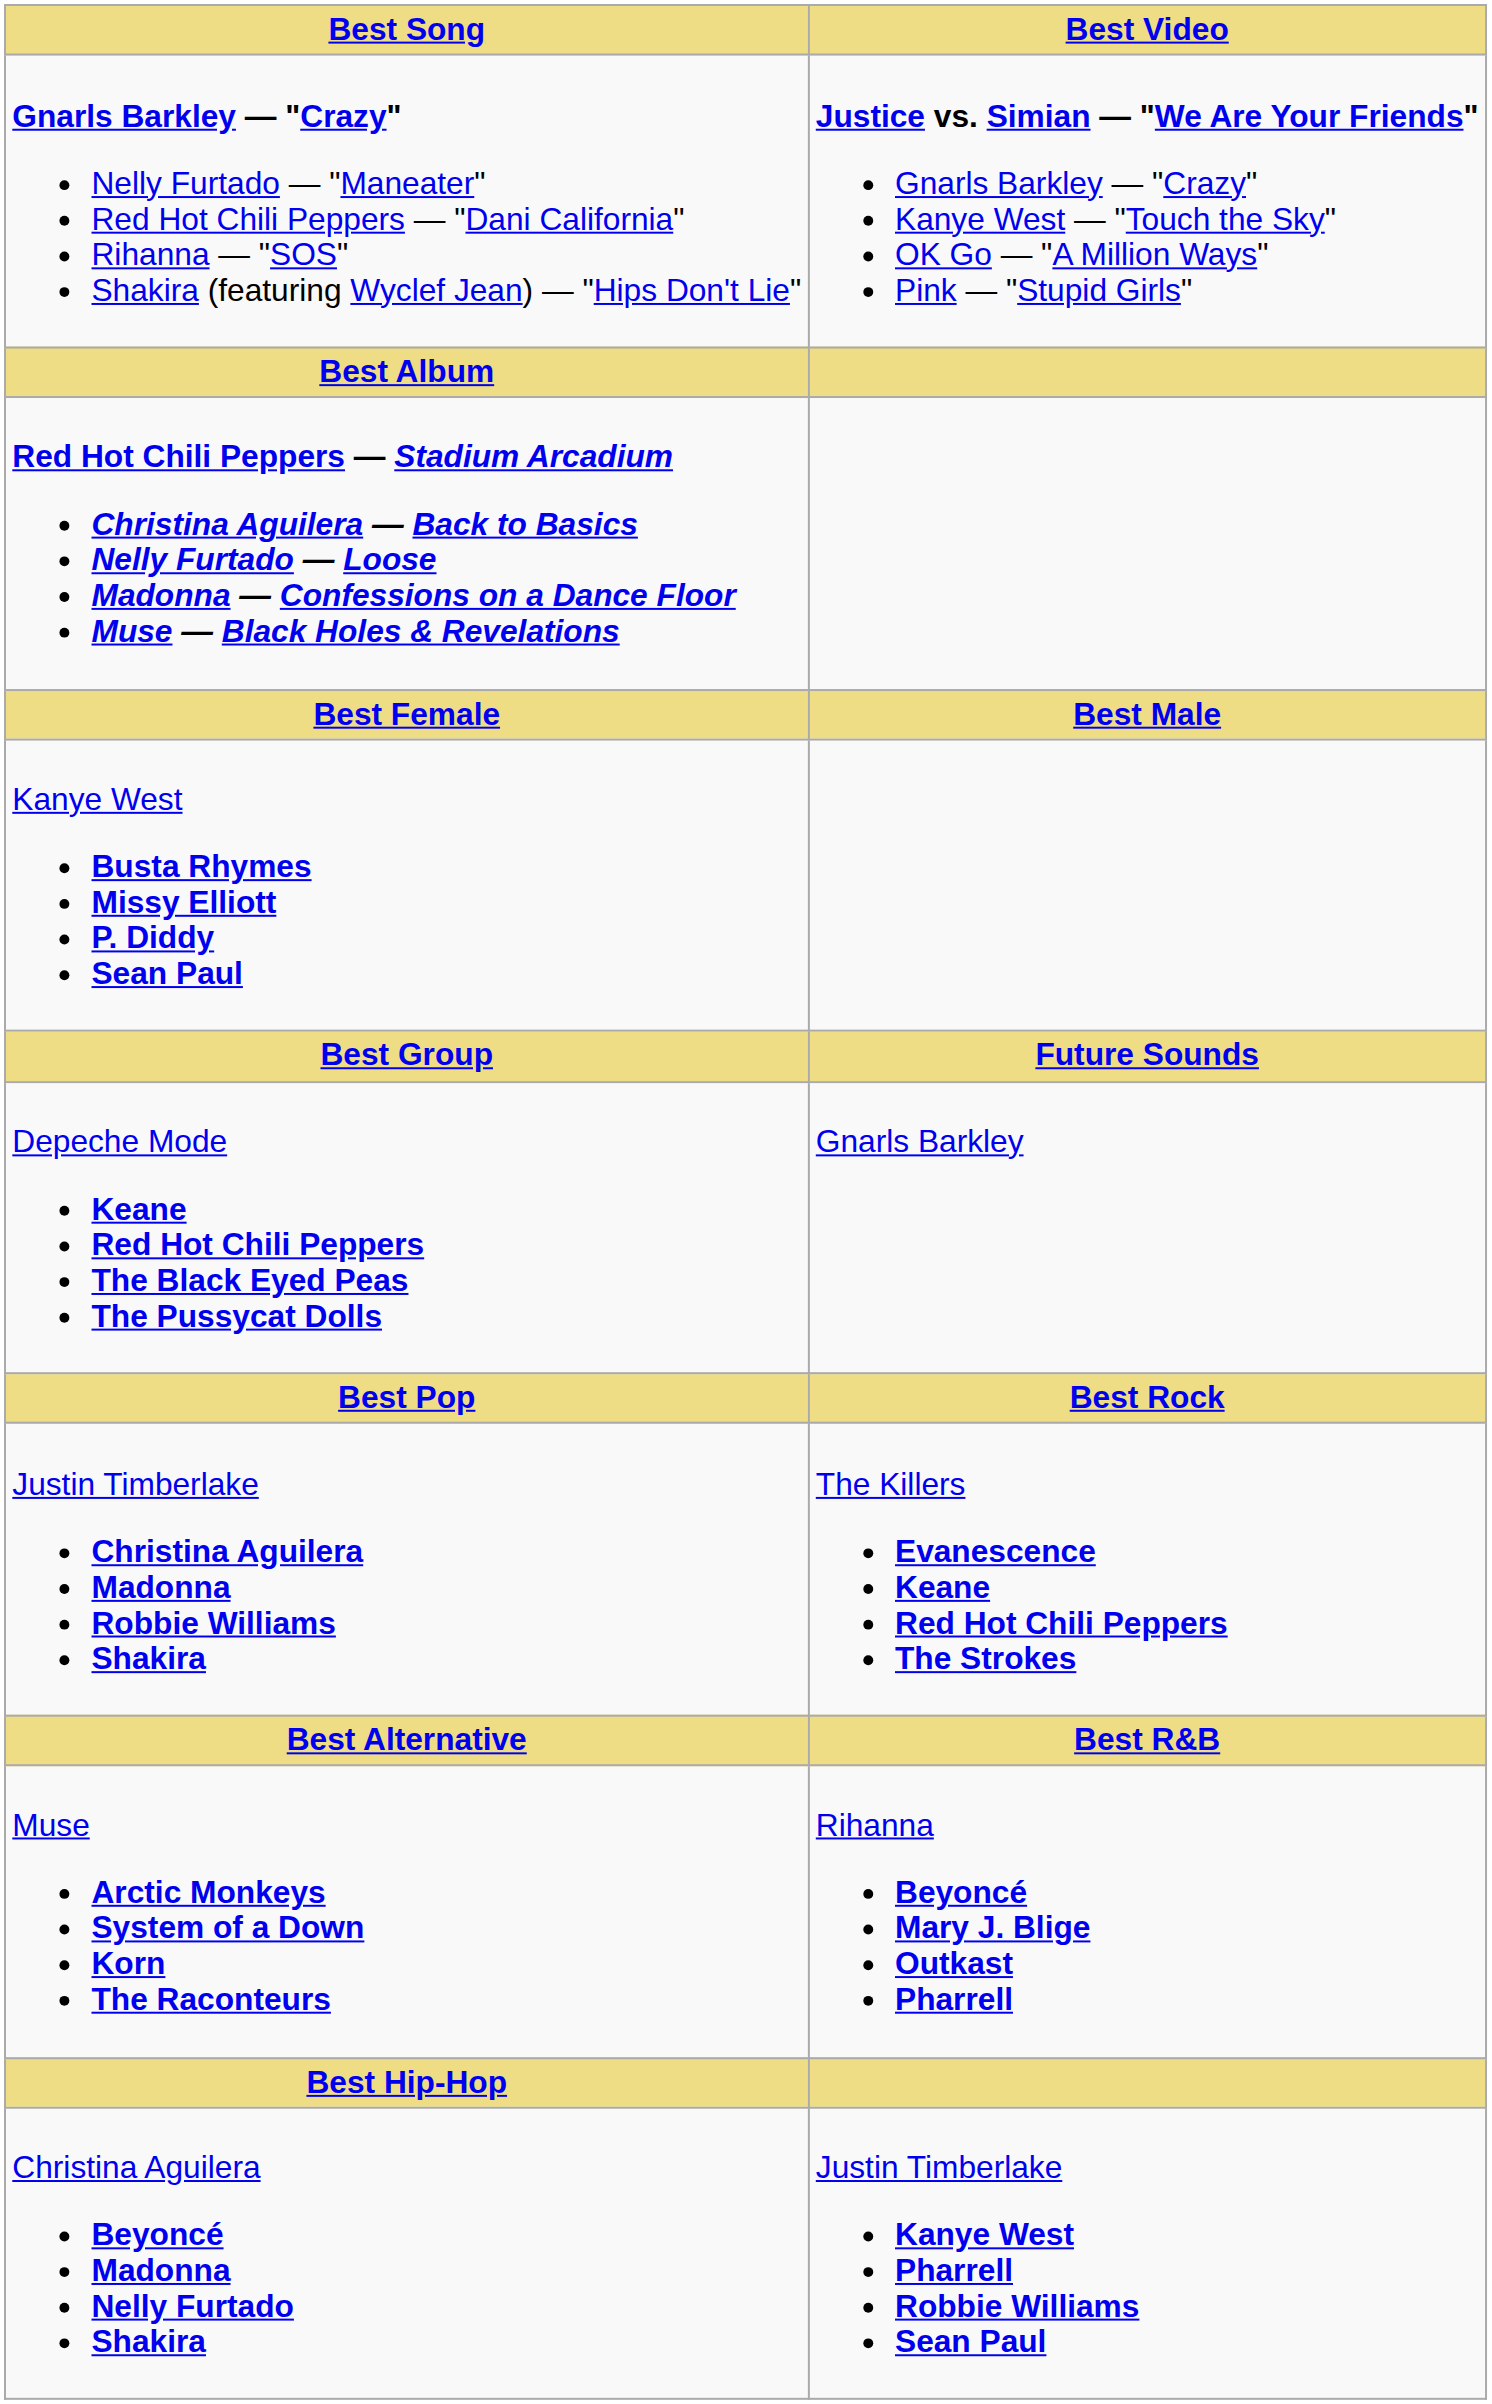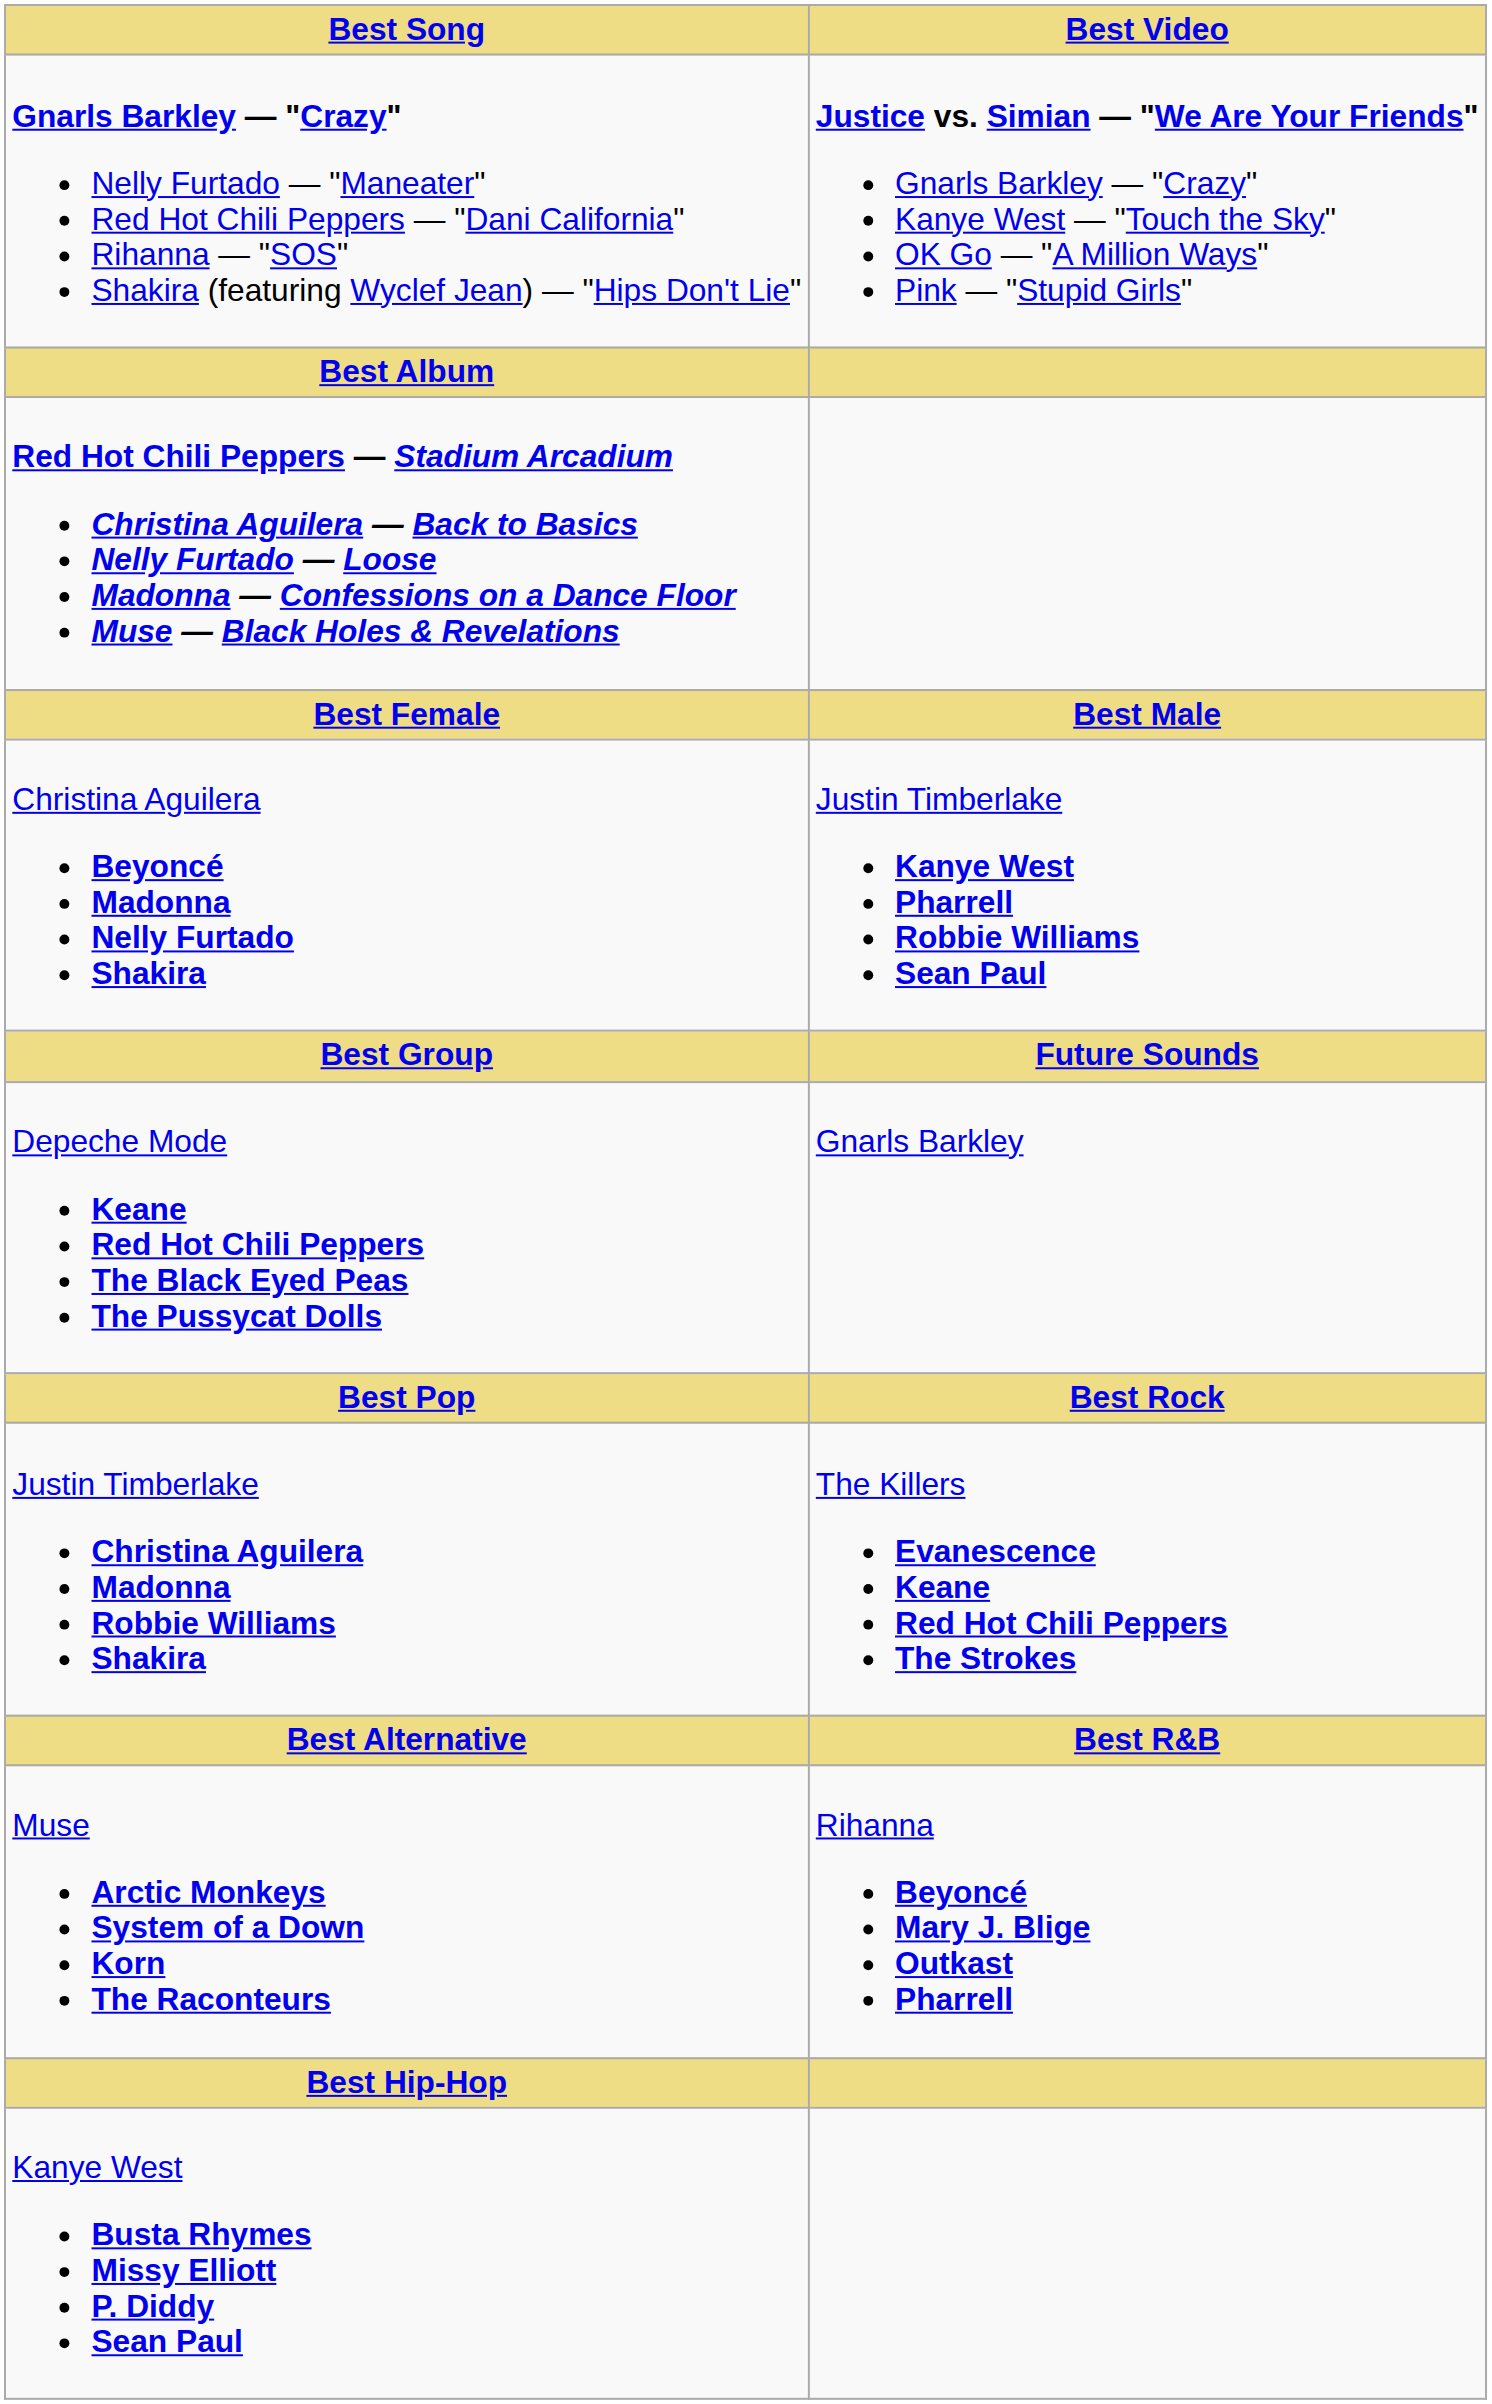rows swapped: (407, 2255) <-> (407, 887)
